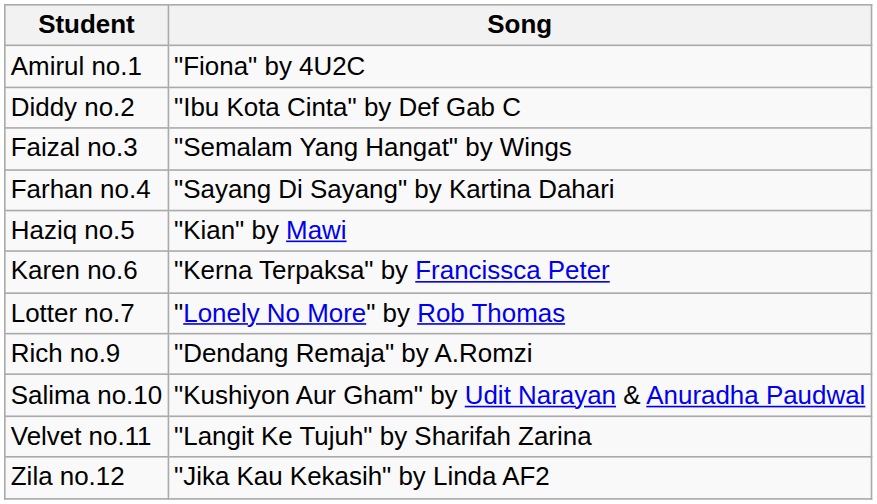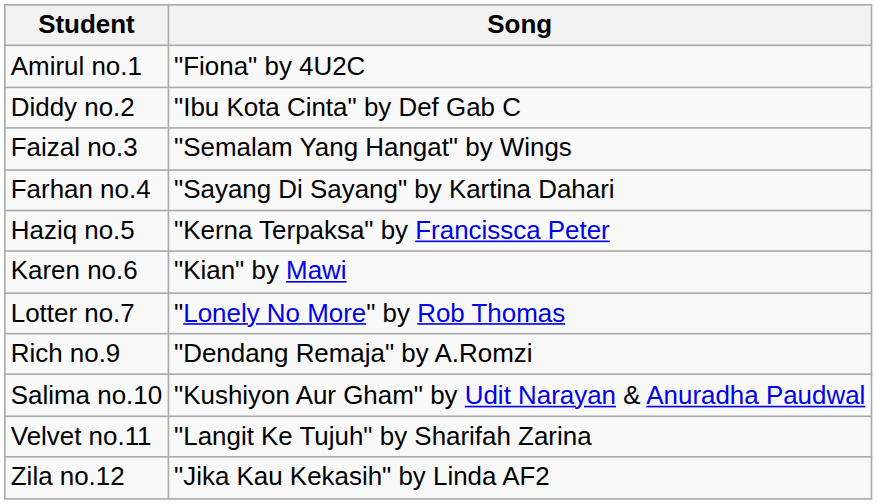(260, 230) "Kian" by Mawi -> (392, 230) "Kerna Terpaksa" by Francissca Peter
(392, 271) "Kerna Terpaksa" by Francissca Peter -> (260, 271) "Kian" by Mawi
